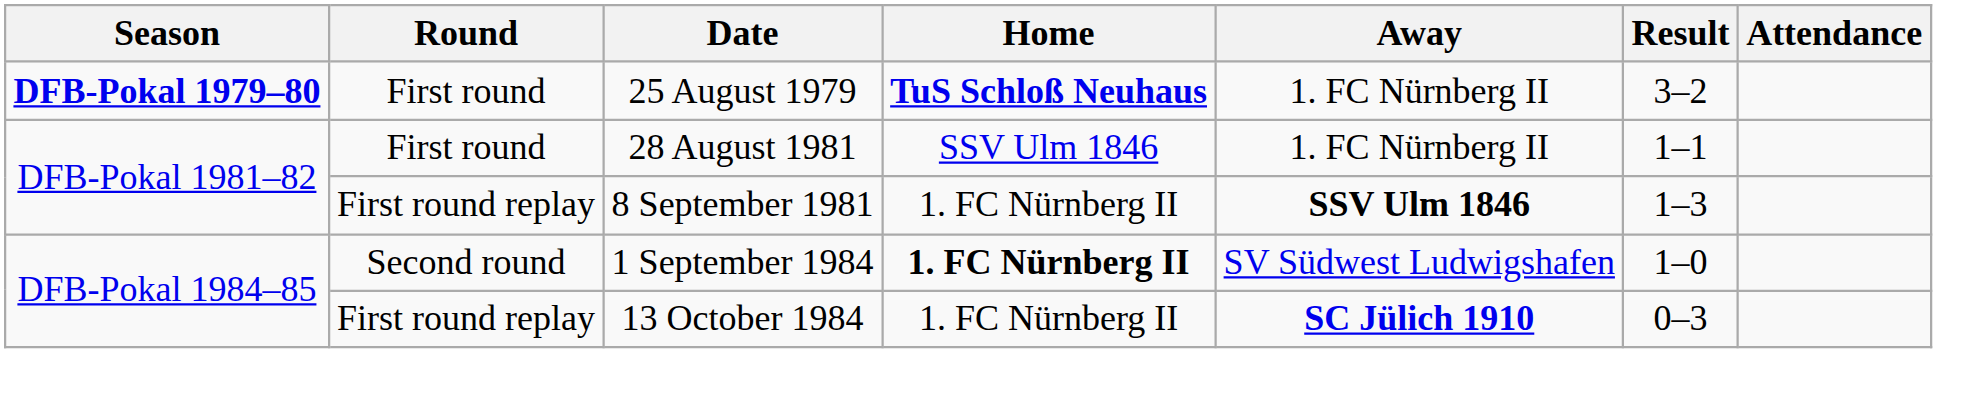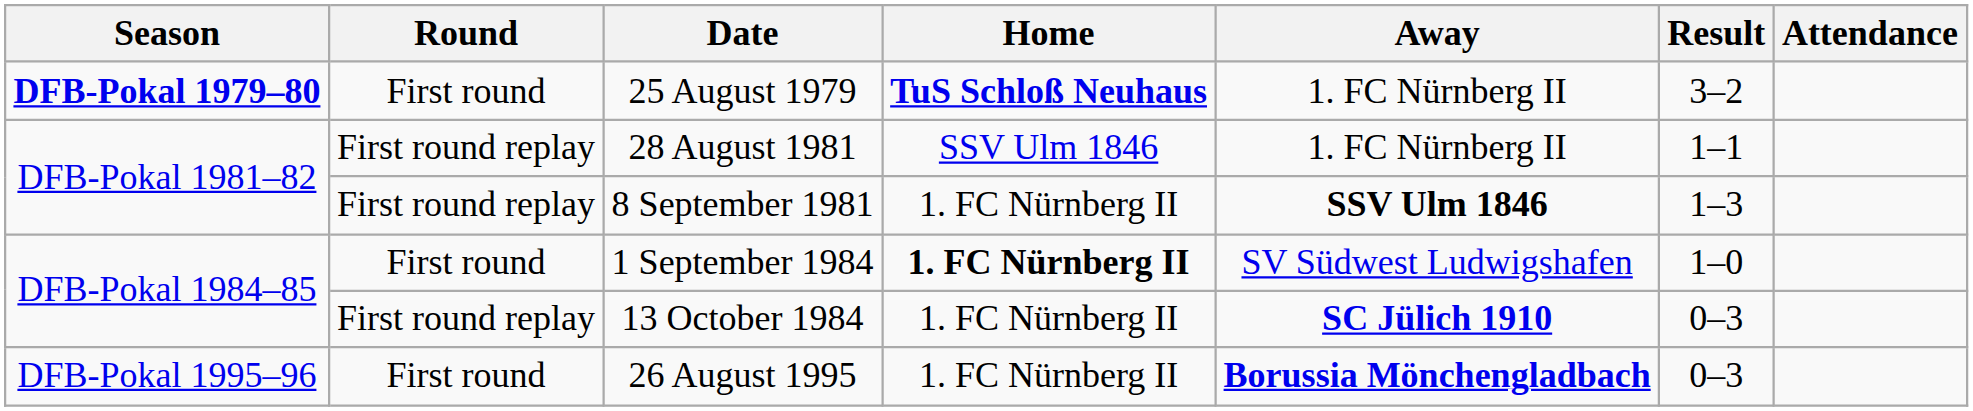(466, 147) First round -> (466, 147) First round replay
(466, 261) Second round -> (466, 261) First round
+ row: (743, 375)
